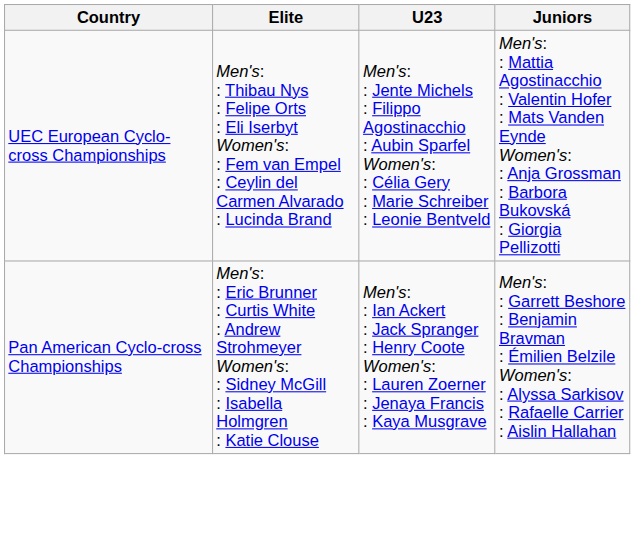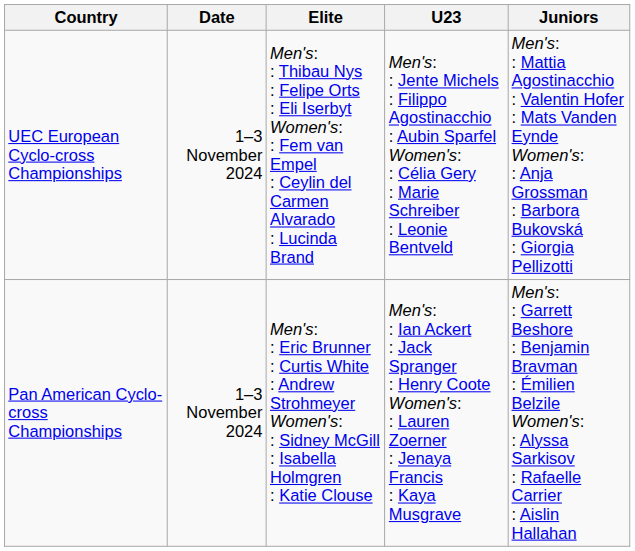+ column: (217, 17)
